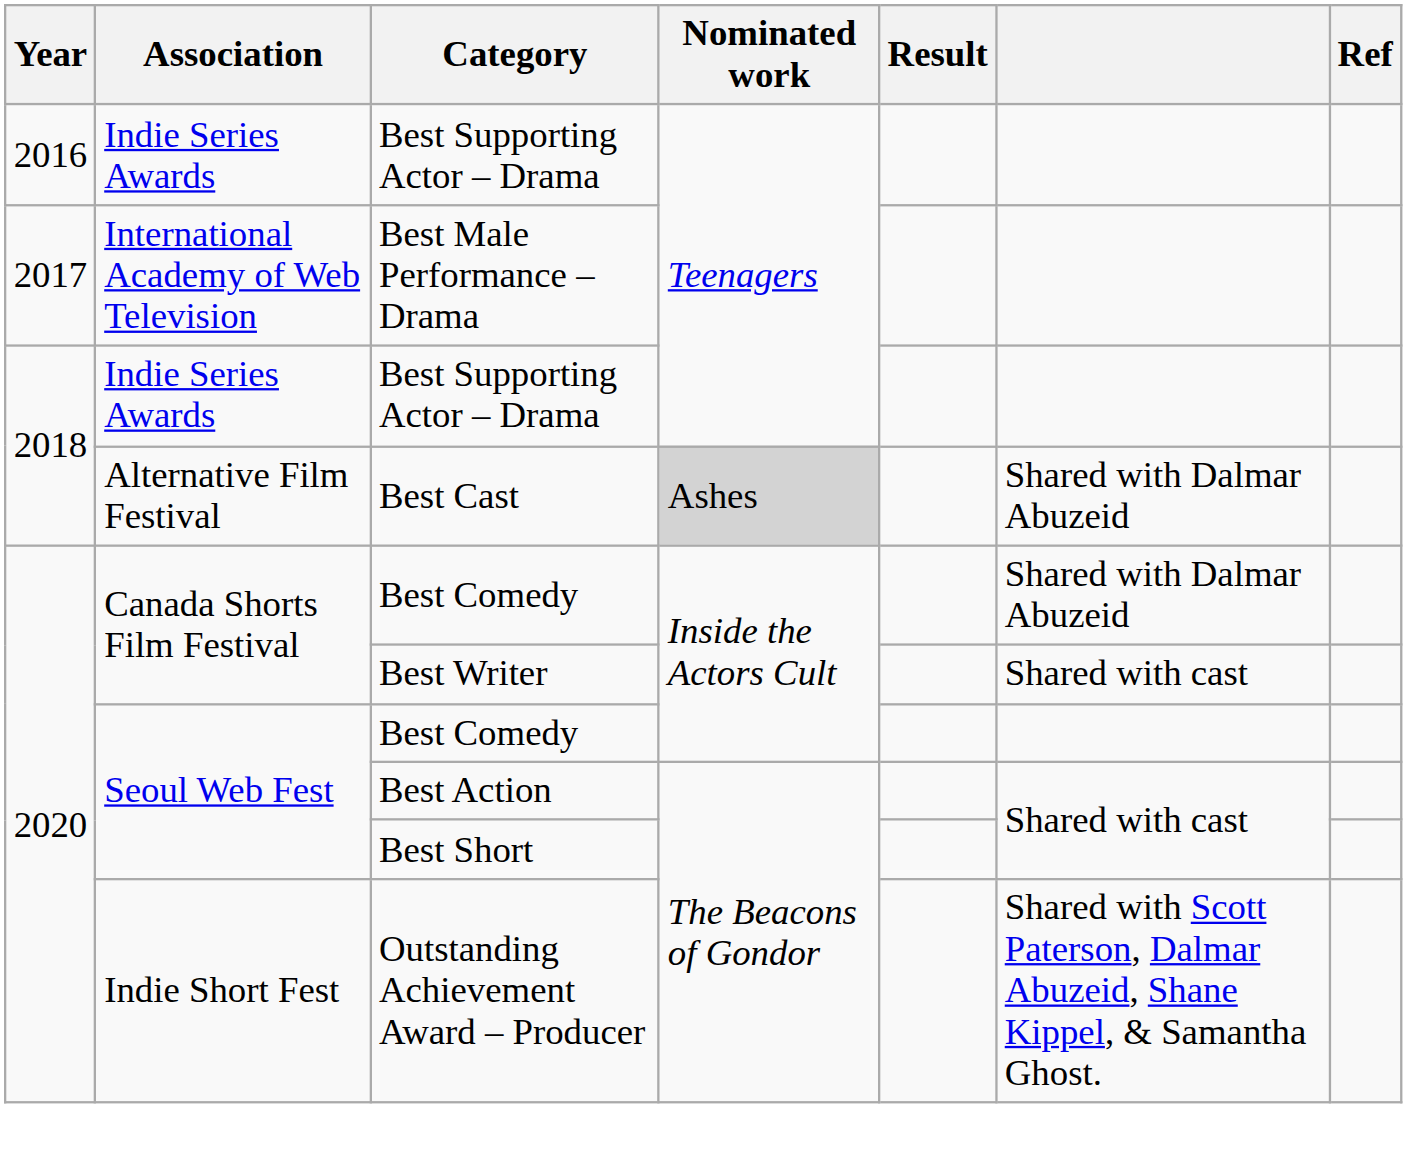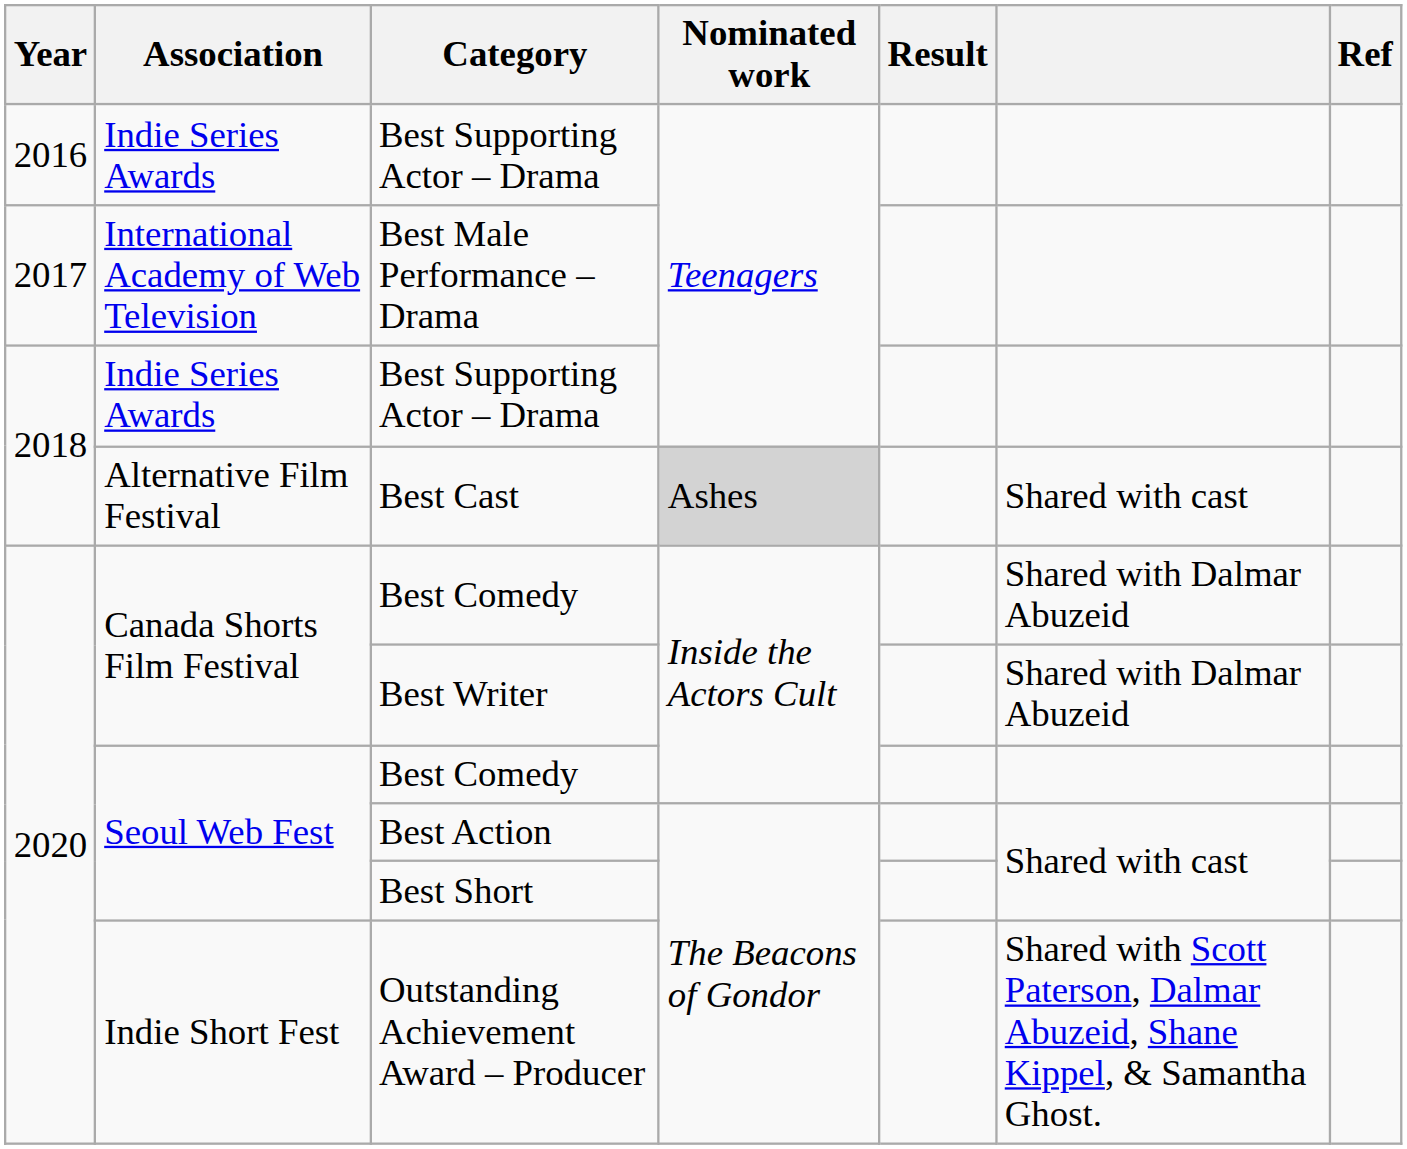(1153, 494) Shared with Dalmar Abuzeid -> (1126, 494) Shared with cast
(1126, 673) Shared with cast -> (1153, 694) Shared with Dalmar Abuzeid
